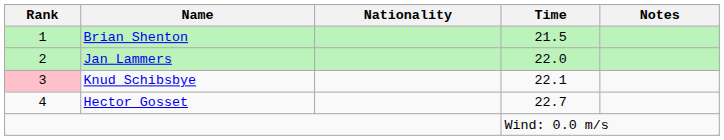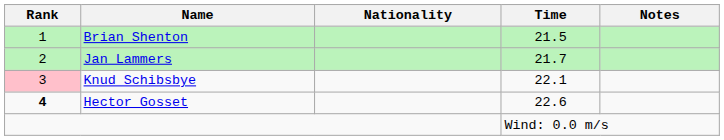(551, 59) 22.0 -> (551, 59) 21.7
(42, 103) normal -> (42, 103) bold
(551, 103) 22.7 -> (551, 103) 22.6
